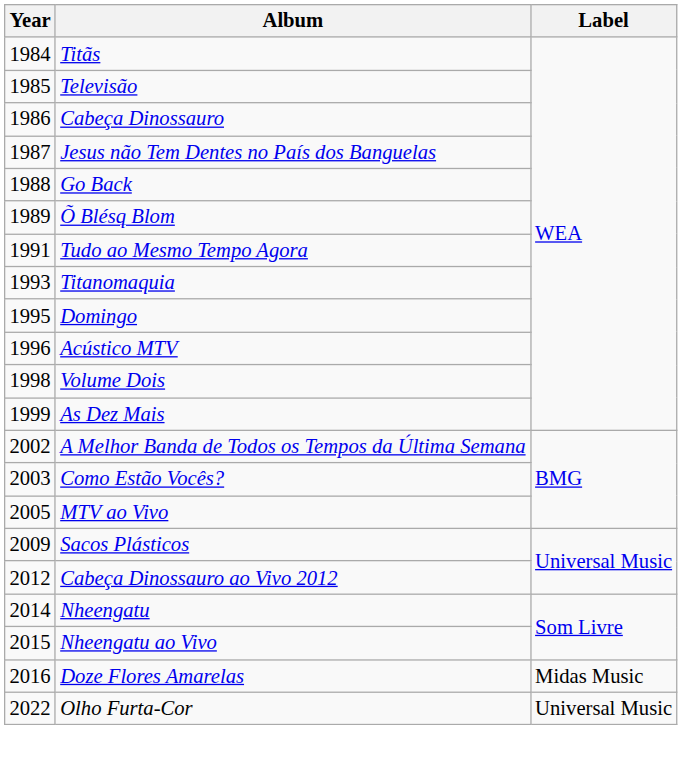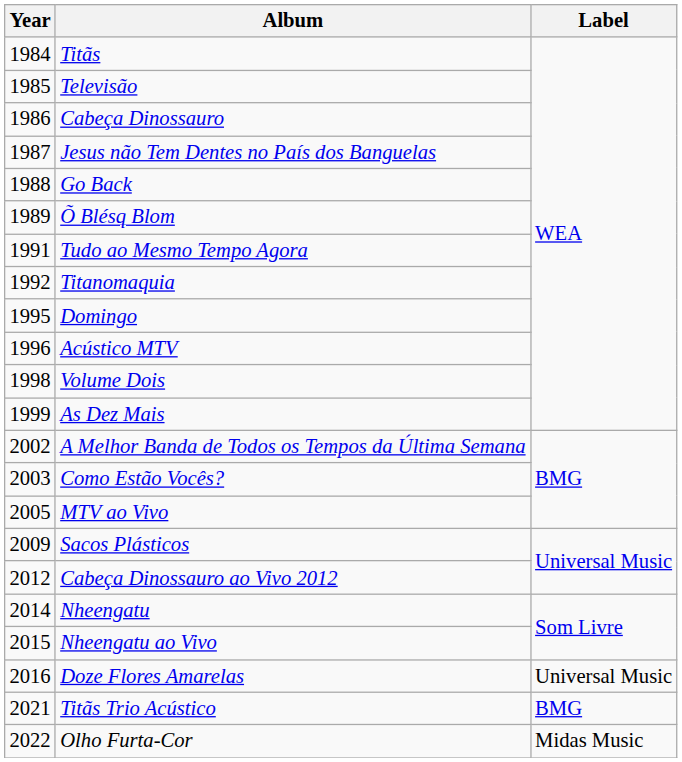(30, 282) 1993 -> (30, 282) 1992
(589, 675) Midas Music -> (604, 675) Universal Music
+ row: (138, 708)
(604, 708) Universal Music -> (589, 741) Midas Music
